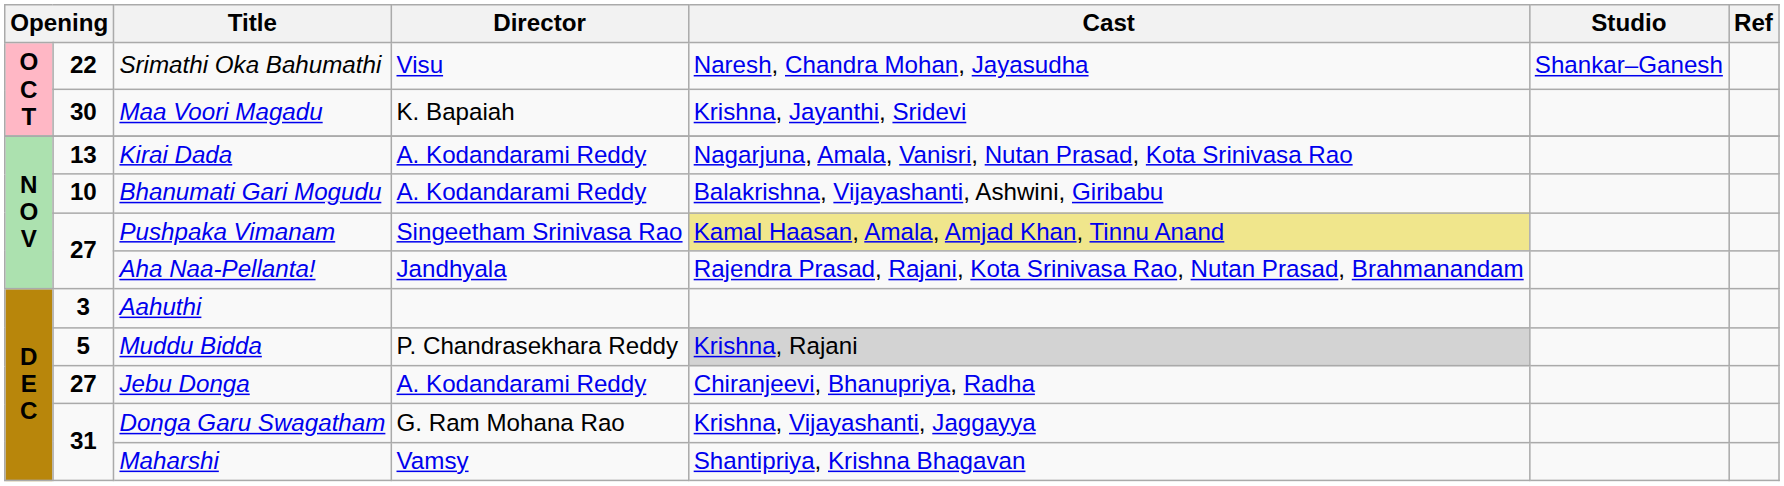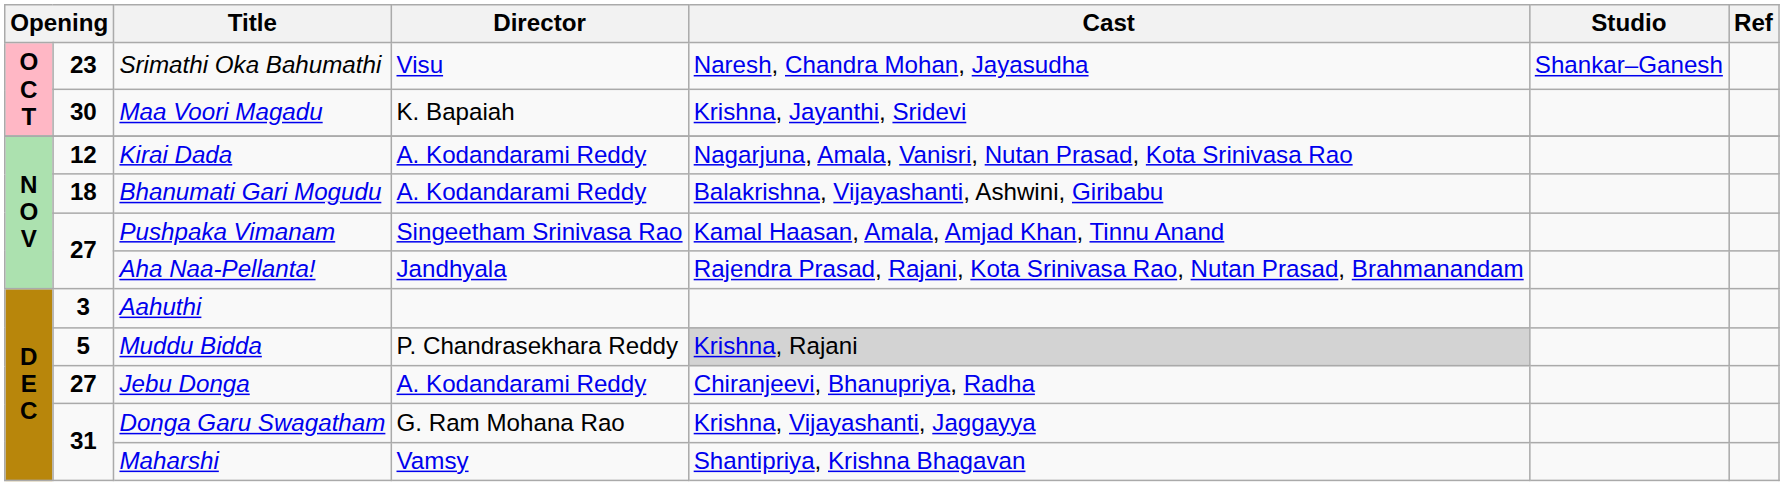(83, 65) 22 -> (83, 65) 23
(83, 154) 13 -> (83, 154) 12
(83, 192) 10 -> (83, 192) 18
(959, 231) khaki background -> (959, 231) no background
